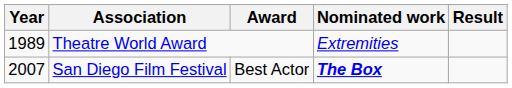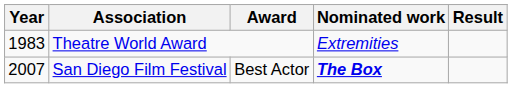(27, 43) 1989 -> (27, 43) 1983
